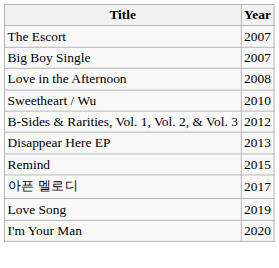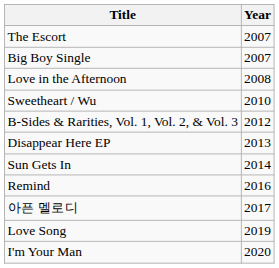+ row: (39, 164)
(258, 164) 2015 -> (258, 185) 2016
